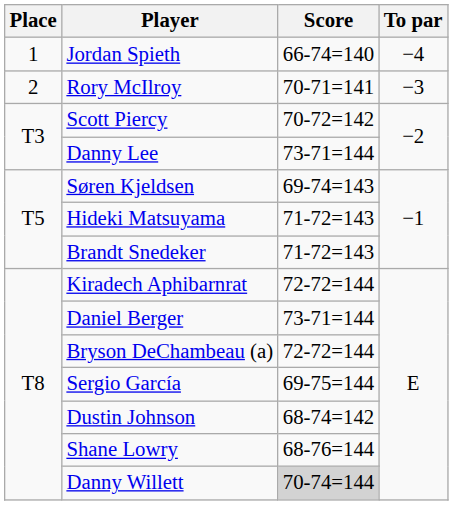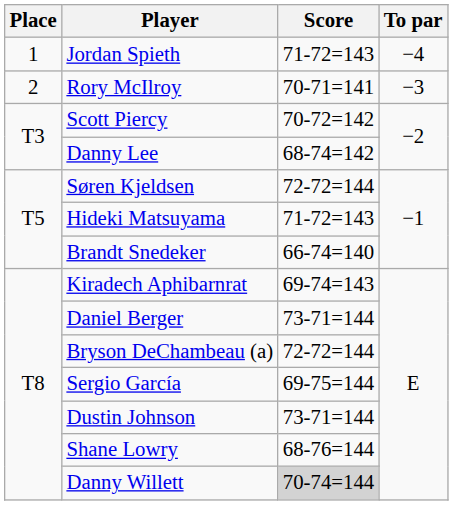(329, 53) 66-74=140 -> (329, 53) 71-72=143
(329, 152) 73-71=144 -> (329, 152) 68-74=142
(329, 185) 69-74=143 -> (329, 185) 72-72=144
(329, 251) 71-72=143 -> (329, 251) 66-74=140
(329, 284) 72-72=144 -> (329, 284) 69-74=143
(329, 416) 68-74=142 -> (329, 416) 73-71=144
